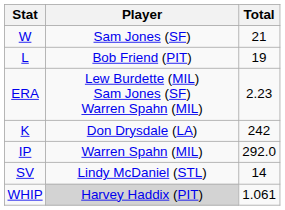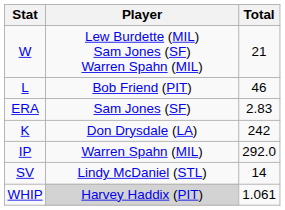(142, 36) Sam Jones (SF) -> (142, 51) Lew Burdette (MIL) Sam Jones (SF) Warren Spahn (MIL)
(259, 57) 19 -> (259, 88) 46
(142, 94) Lew Burdette (MIL) Sam Jones (SF) Warren Spahn (MIL) -> (142, 109) Sam Jones (SF)
(259, 94) 2.23 -> (259, 109) 2.83
